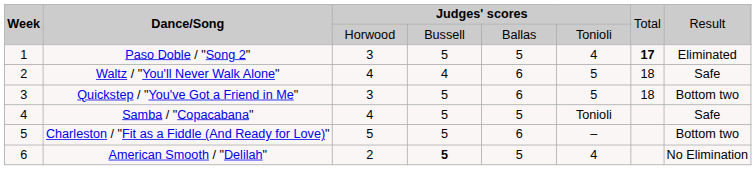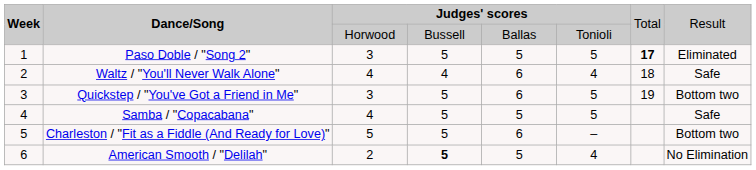(594, 54) 4 -> (594, 54) 5
(594, 74) 5 -> (594, 74) 4
(647, 94) 18 -> (647, 94) 19
(594, 114) Tonioli -> (594, 114) 5
